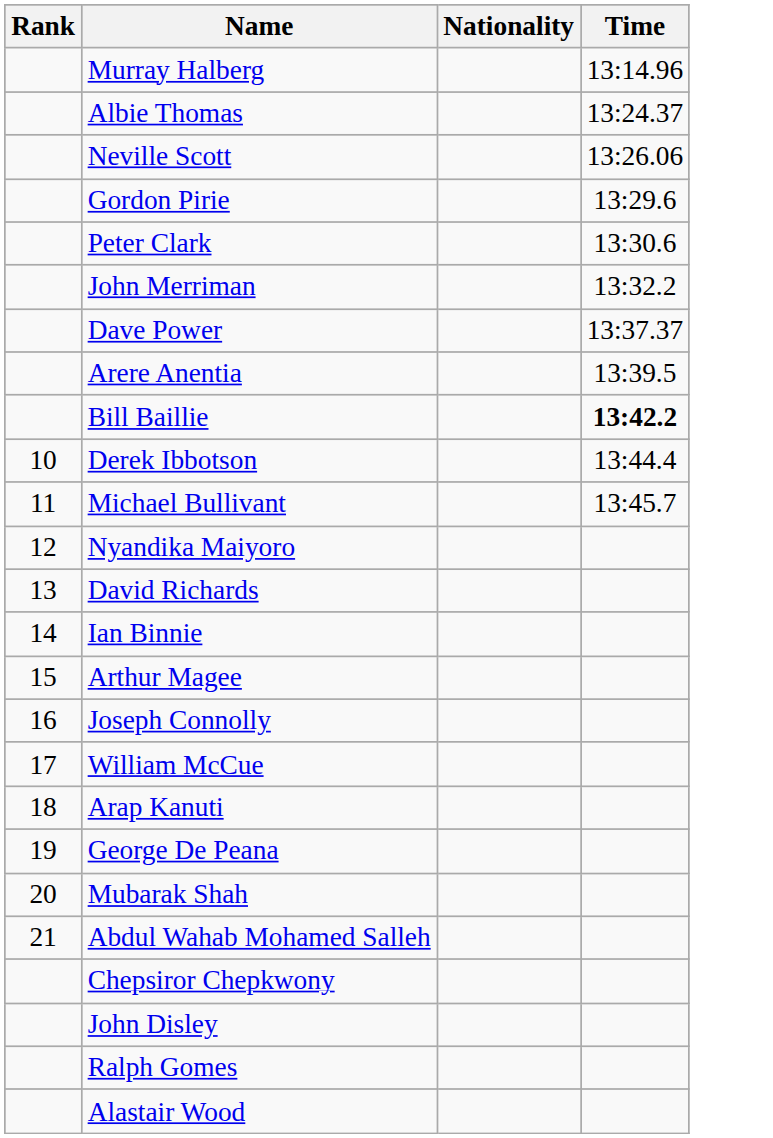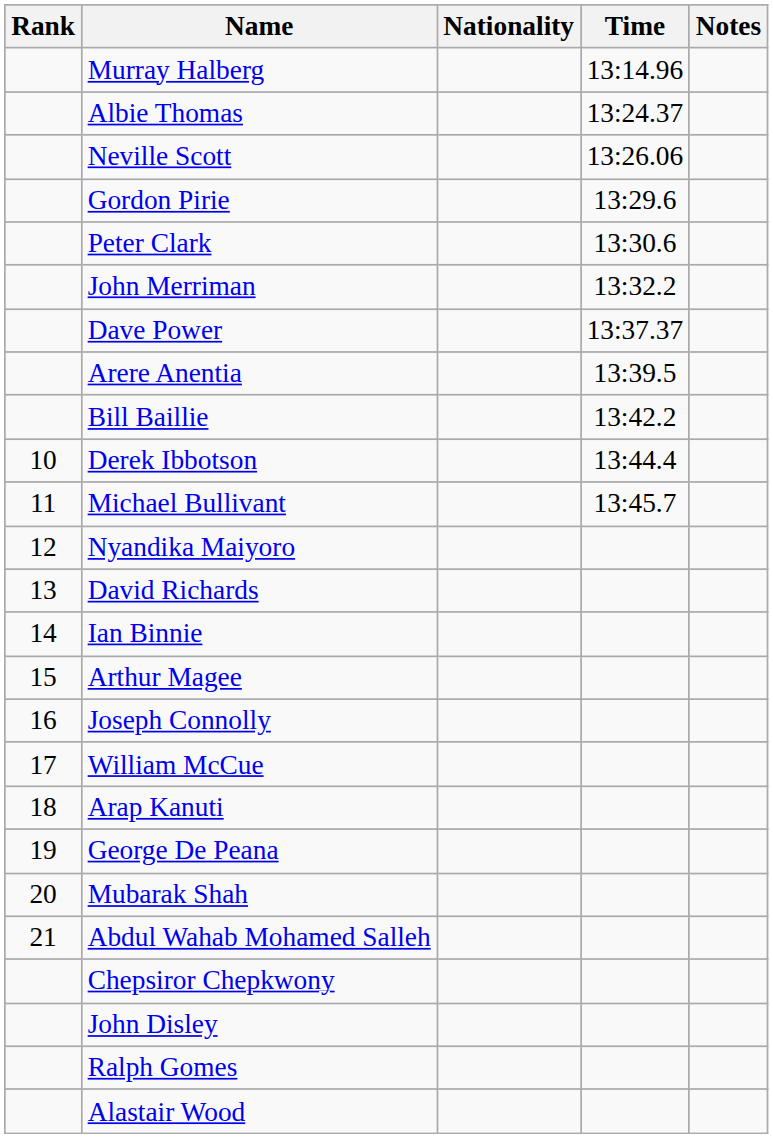+ column: (728, 26)
(635, 416) bold -> (635, 416) normal
